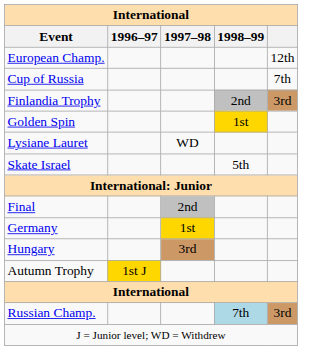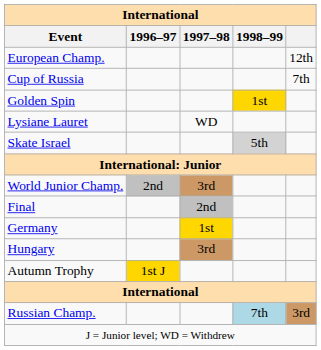- row: (54, 100)
(241, 164) no background -> (259, 143) lightgrey background
+ row: (65, 185)
